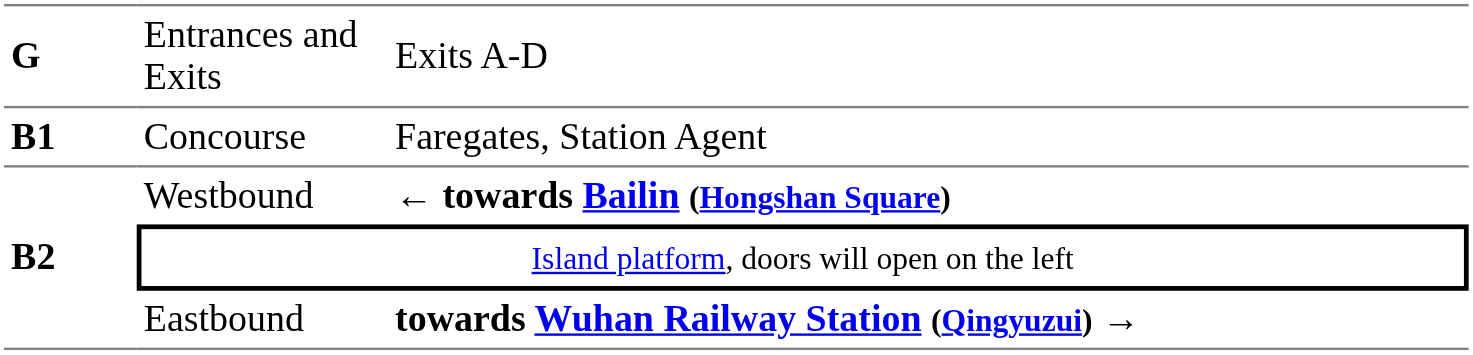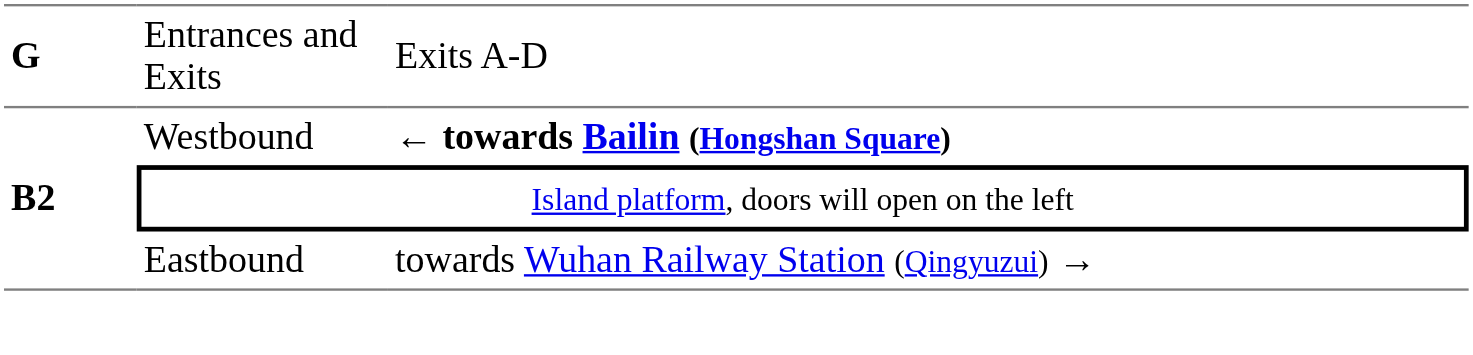- row: (225, 136)
(768, 318) bold -> (746, 259) normal
